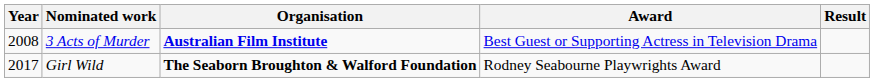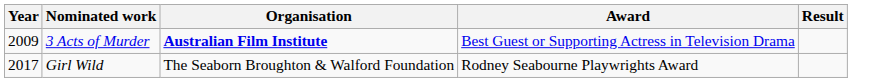(23, 41) 2008 -> (23, 41) 2009
(320, 65) bold -> (309, 65) normal
